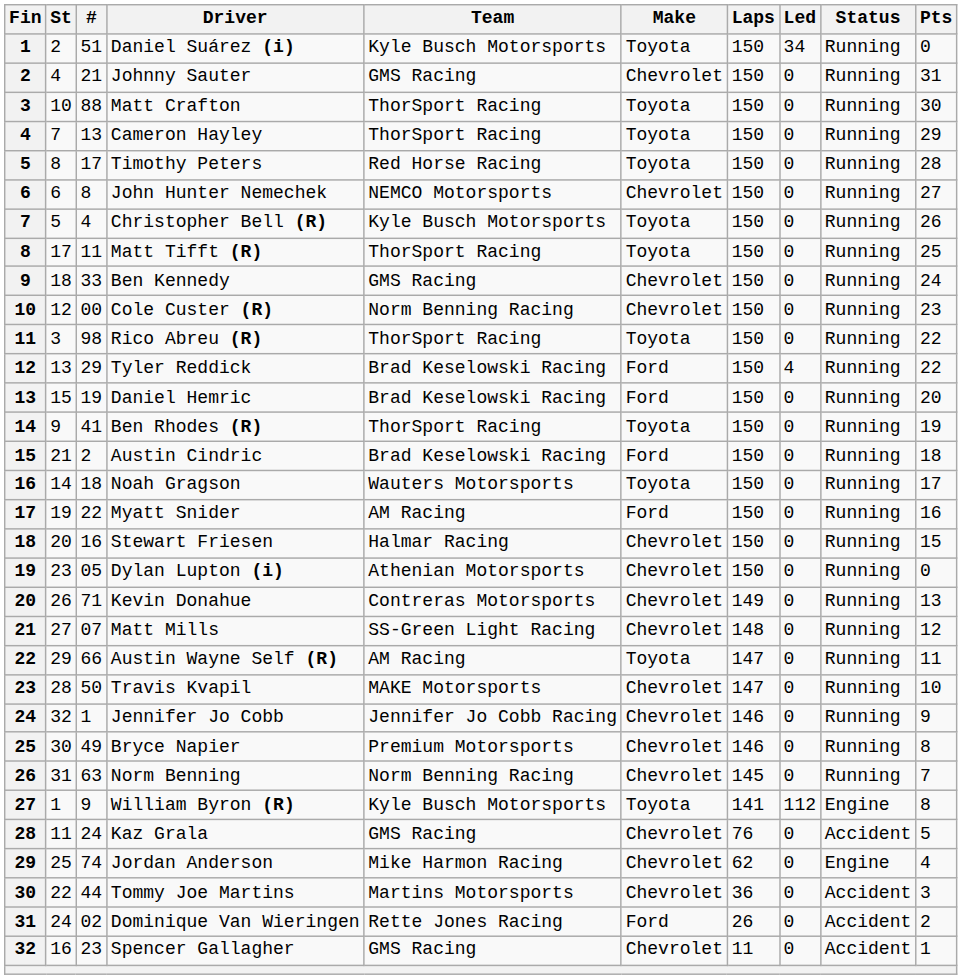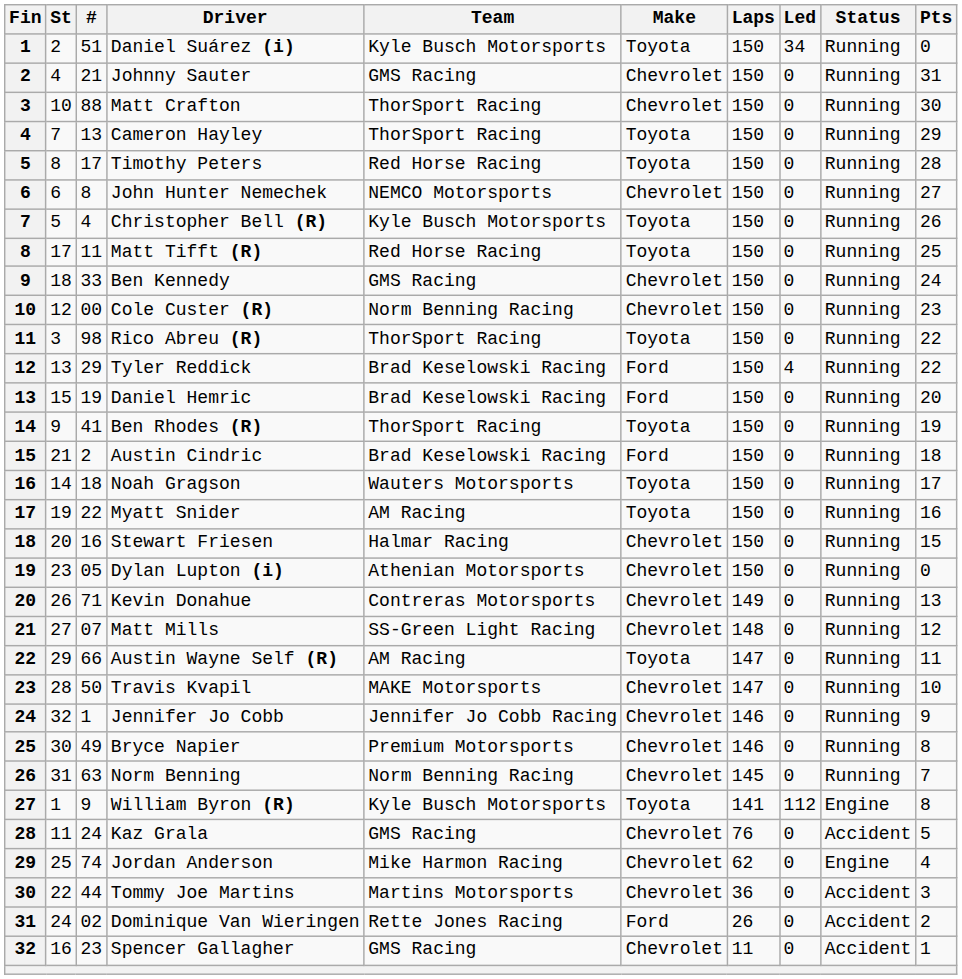(658, 107) Toyota -> (674, 107) Chevrolet
(455, 252) ThorSport Racing -> (455, 252) Red Horse Racing
(647, 514) Ford -> (658, 514) Toyota
